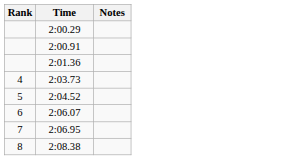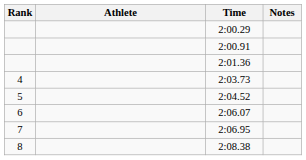+ column: (121, 12)
